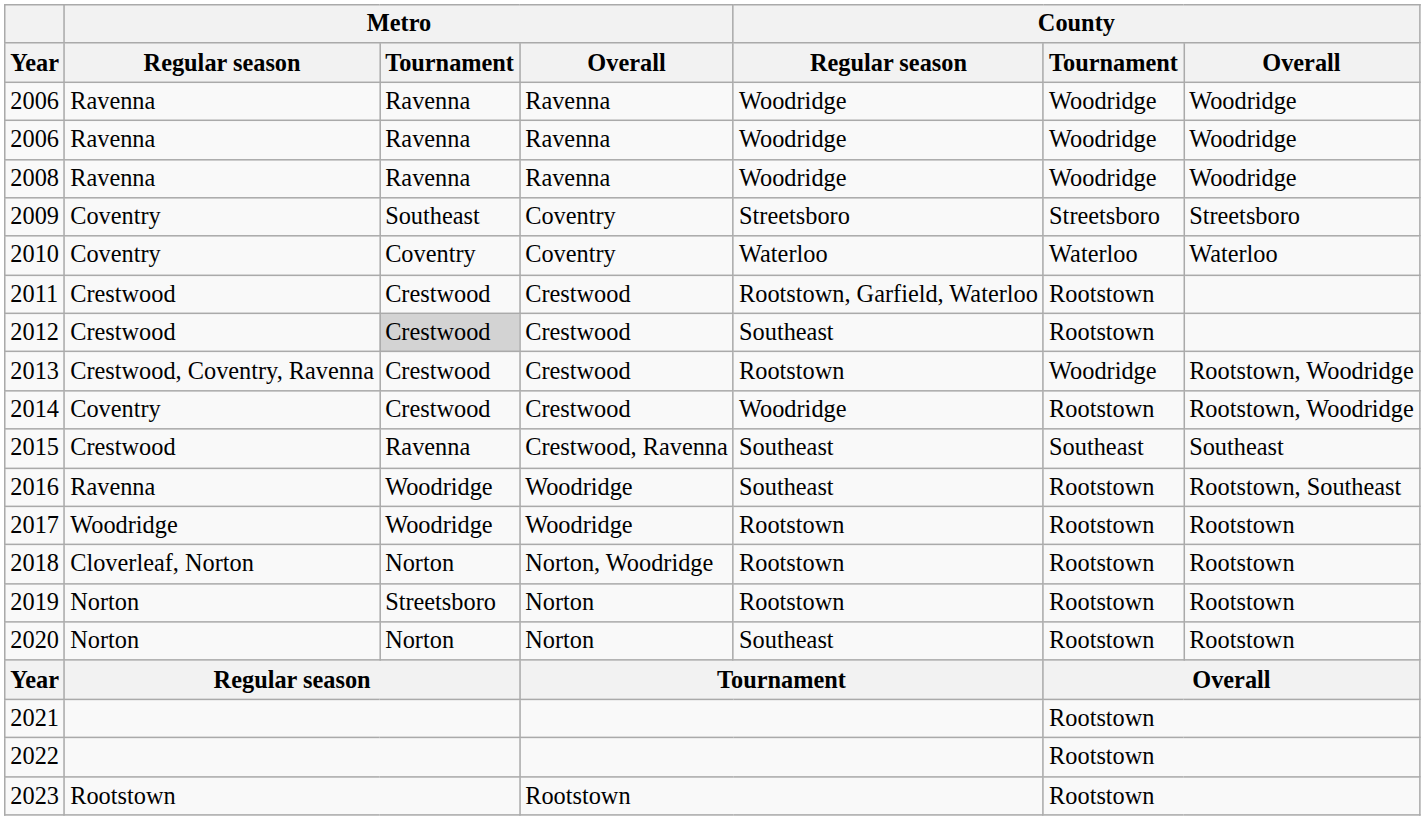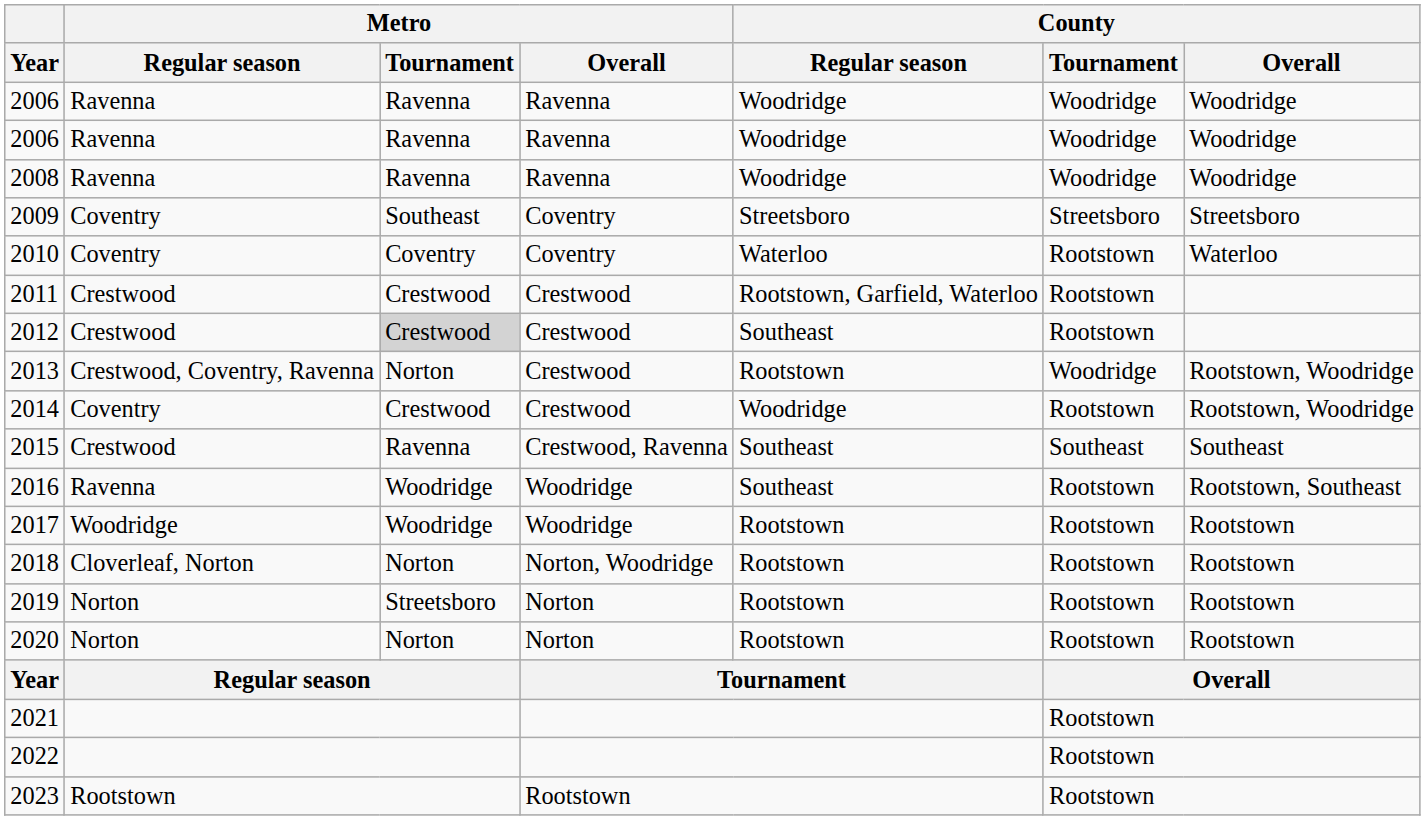(1093, 255) Waterloo -> (1102, 255) Rootstown
(438, 370) Crestwood -> (420, 370) Norton
(786, 640) Southeast -> (792, 640) Rootstown
